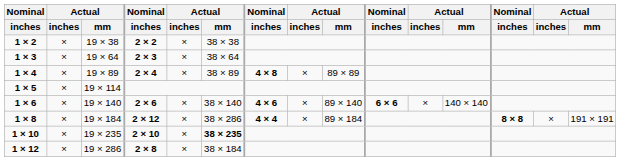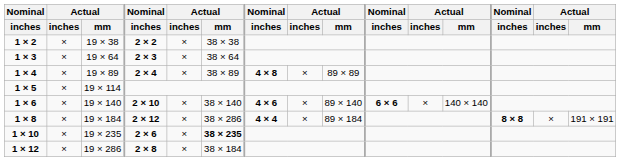(146, 103) 2 × 6 -> (146, 103) 2 × 10
(146, 133) 2 × 10 -> (146, 133) 2 × 6
